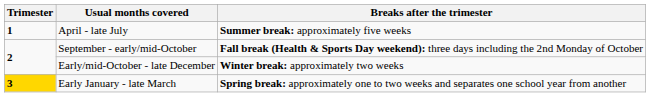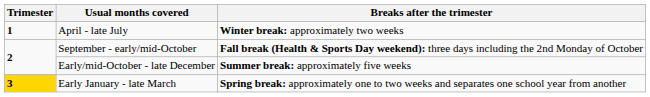(316, 30) Summer break: approximately five weeks -> (312, 30) Winter break: approximately two weeks
(312, 65) Winter break: approximately two weeks -> (316, 65) Summer break: approximately five weeks
